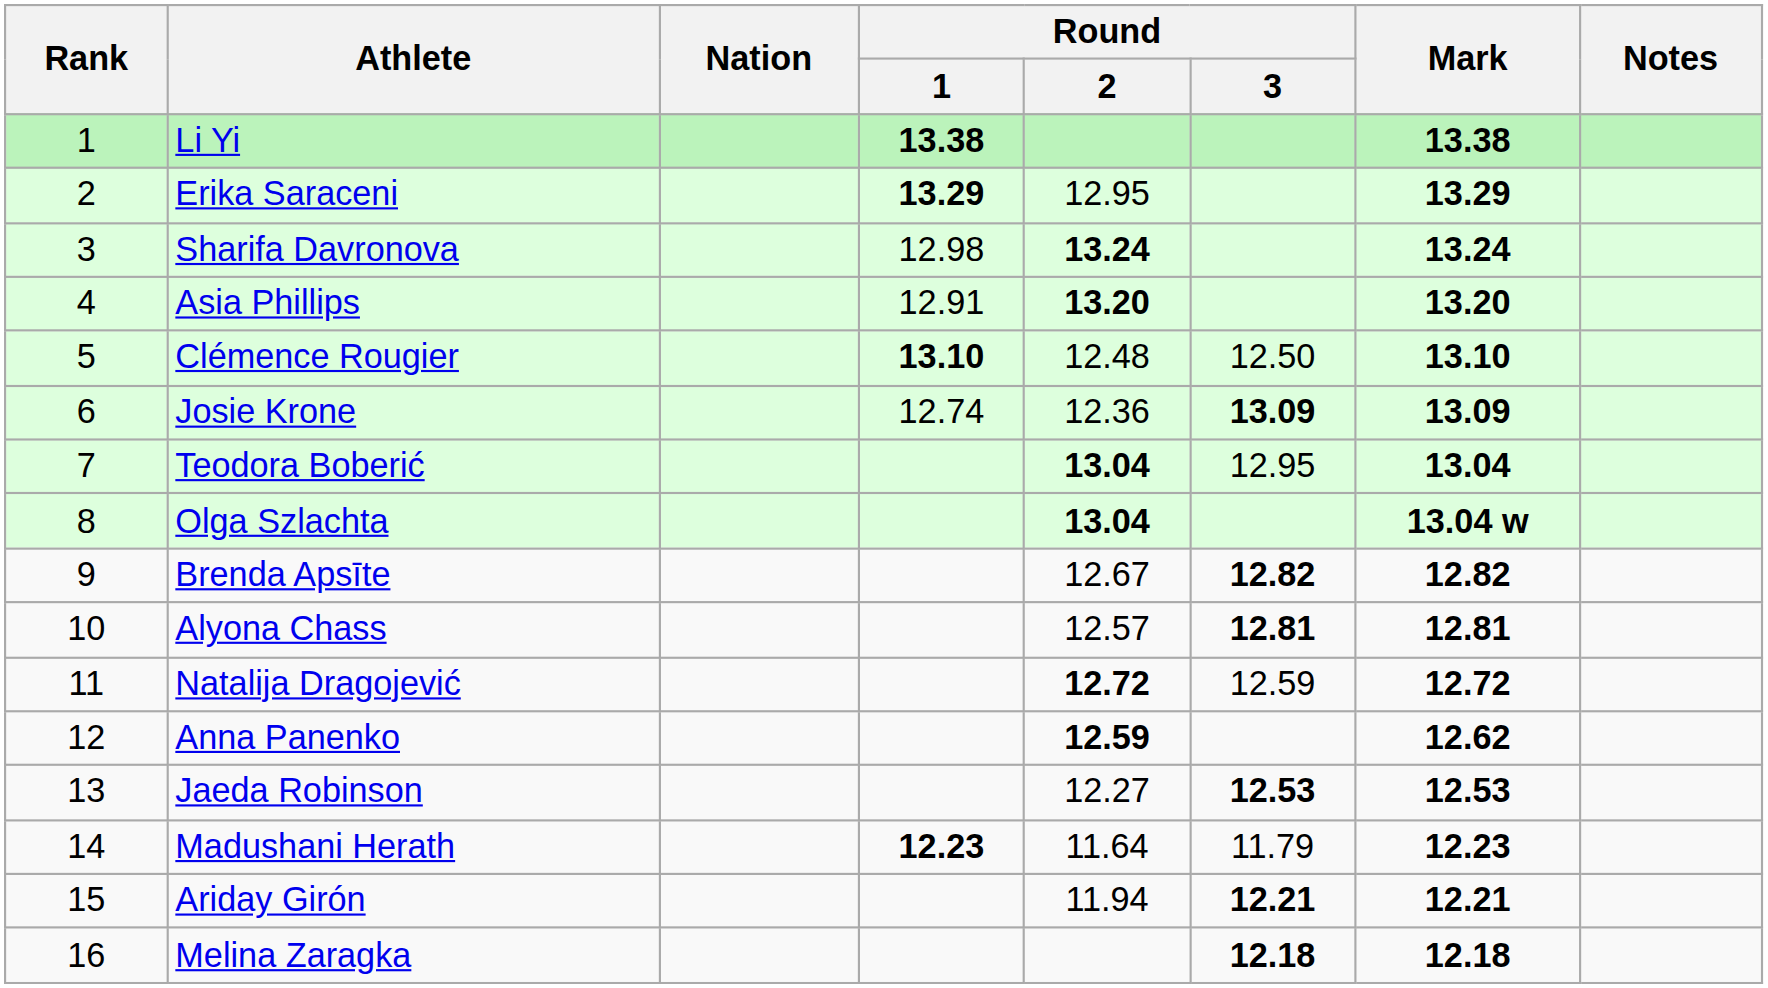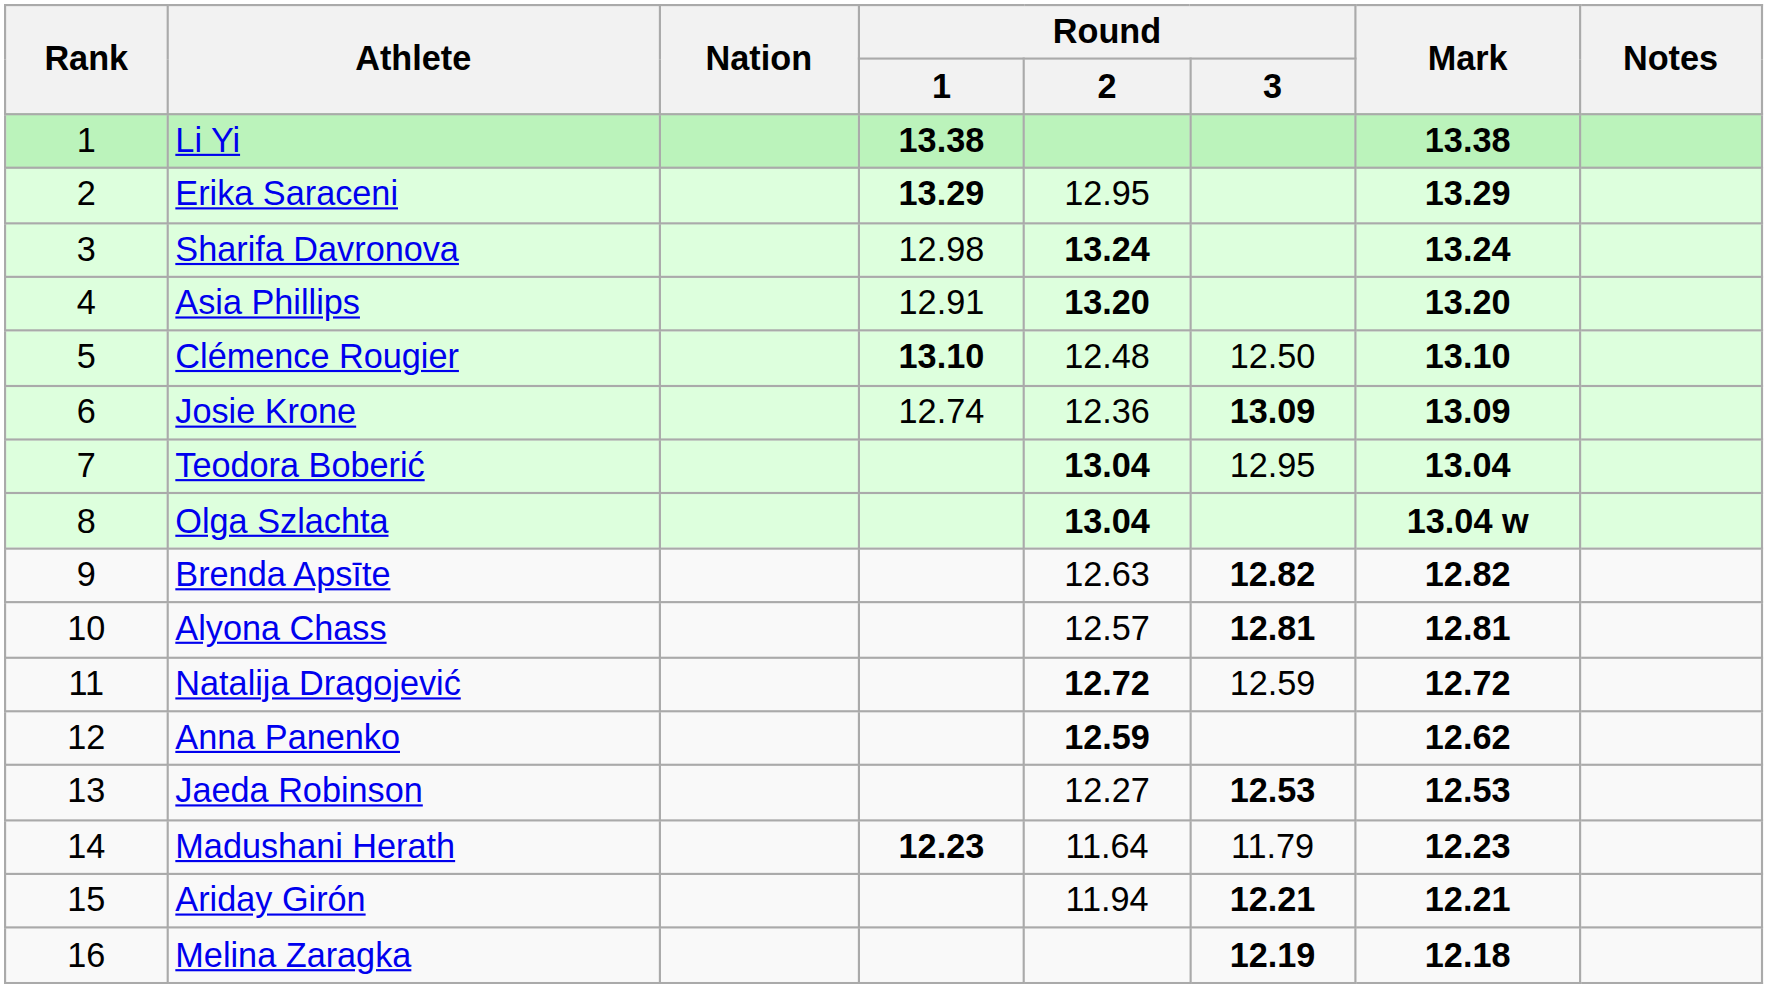(1107, 574) 12.67 -> (1107, 574) 12.63
(1273, 954) 12.18 -> (1273, 954) 12.19
